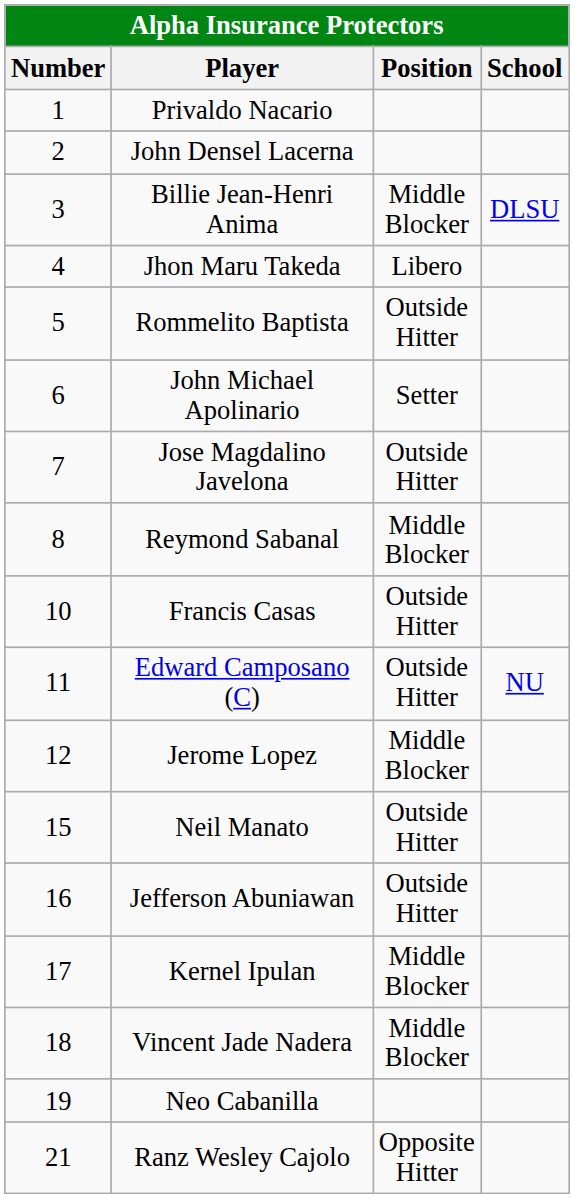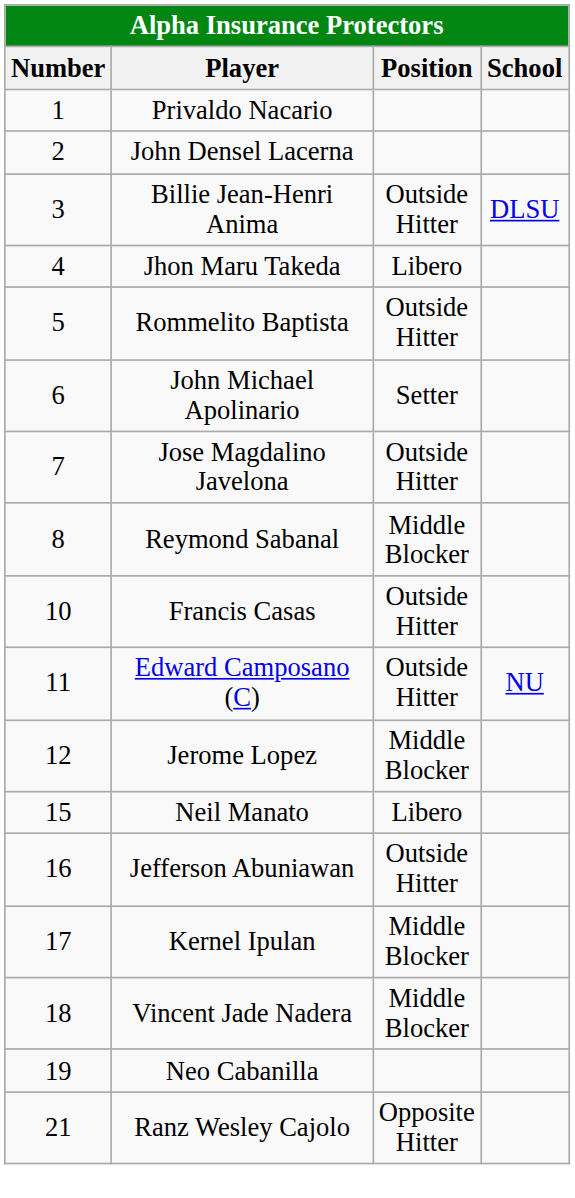(427, 208) Middle Blocker -> (427, 208) Outside Hitter
(427, 827) Outside Hitter -> (427, 812) Libero
